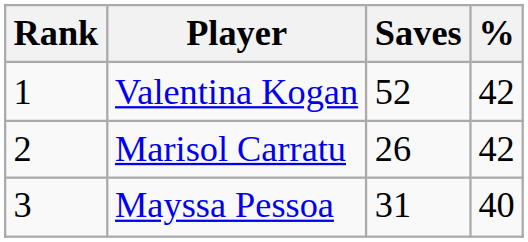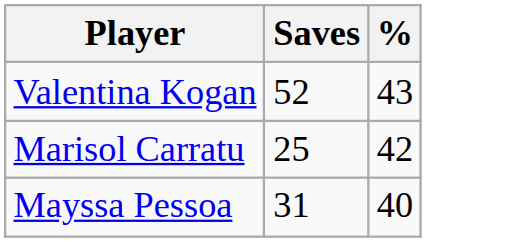- column: (56, 33)
(497, 90) 42 -> (395, 90) 43
(393, 148) 26 -> (291, 148) 25
